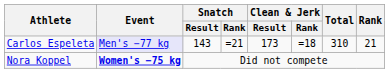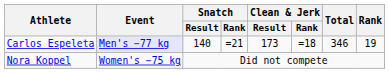(202, 44) 143 -> (202, 44) 140
(339, 44) 310 -> (339, 44) 346
(370, 44) 21 -> (370, 44) 19
(140, 60) bold -> (140, 60) normal
